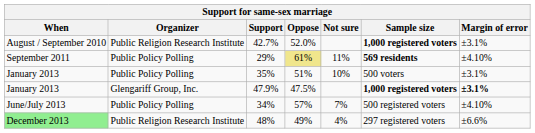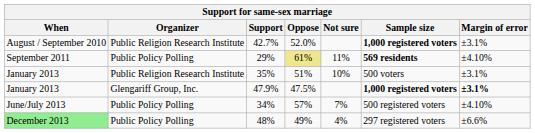(152, 74) Public Policy Polling -> (177, 74) Public Religion Research Institute
(177, 120) Public Religion Research Institute -> (152, 120) Public Policy Polling
